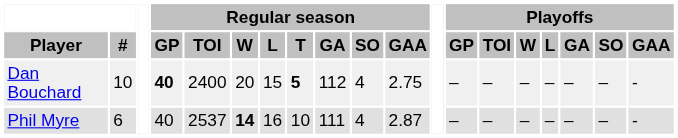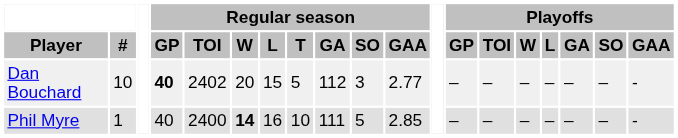(207, 82) 2400 -> (207, 82) 2402
(296, 82) bold -> (296, 82) normal
(360, 82) 4 -> (360, 82) 3
(405, 82) 2.75 -> (405, 82) 2.77
(118, 120) 6 -> (118, 120) 1
(207, 120) 2537 -> (207, 120) 2400
(360, 120) 4 -> (360, 120) 5
(405, 120) 2.87 -> (405, 120) 2.85
